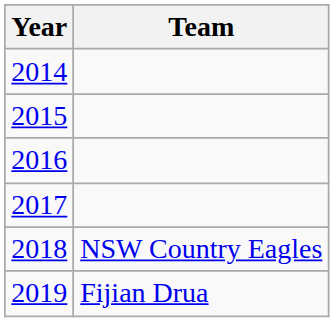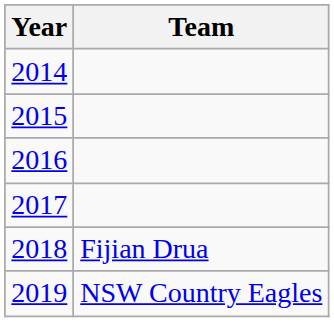(201, 248) NSW Country Eagles -> (144, 248) Fijian Drua
(144, 293) Fijian Drua -> (201, 293) NSW Country Eagles
